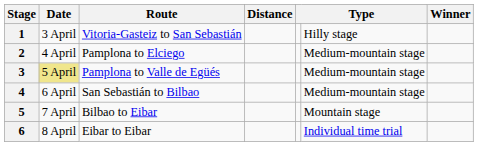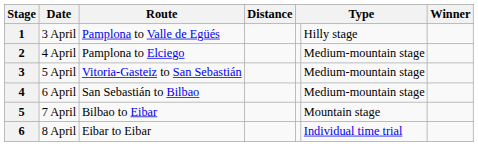(162, 33) Vitoria-Gasteiz to San Sebastián -> (151, 33) Pamplona to Valle de Egüés
(59, 72) khaki background -> (59, 72) no background
(151, 72) Pamplona to Valle de Egüés -> (162, 72) Vitoria-Gasteiz to San Sebastián
